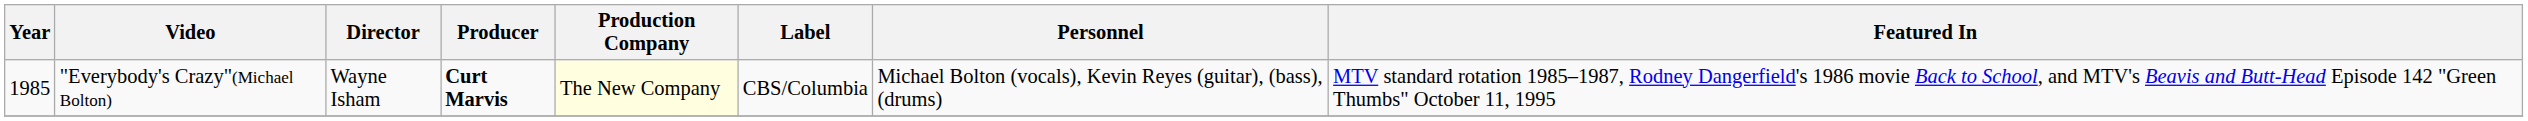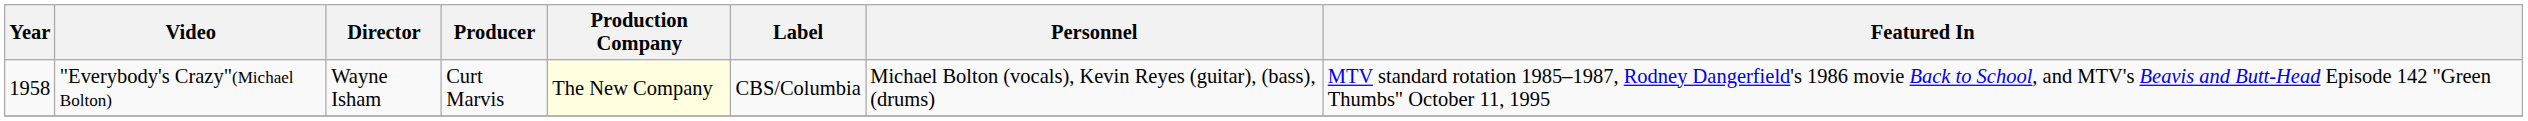(30, 87) 1985 -> (30, 87) 1958
(477, 87) bold -> (475, 87) normal
